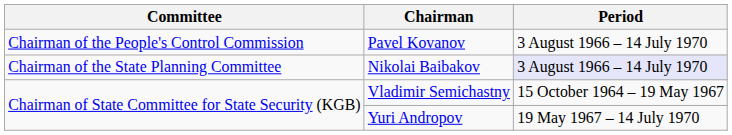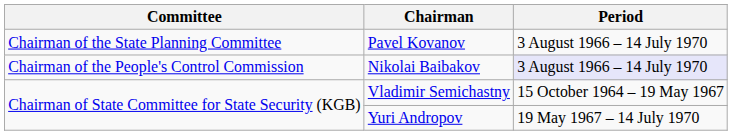(156, 42) Chairman of the People's Control Commission -> (145, 42) Chairman of the State Planning Committee
(145, 67) Chairman of the State Planning Committee -> (156, 67) Chairman of the People's Control Commission
